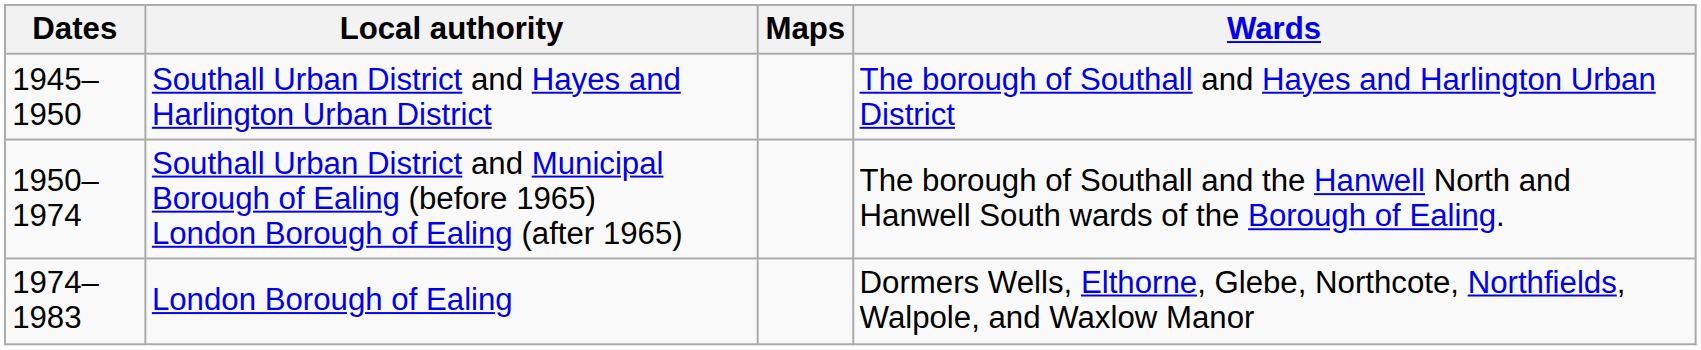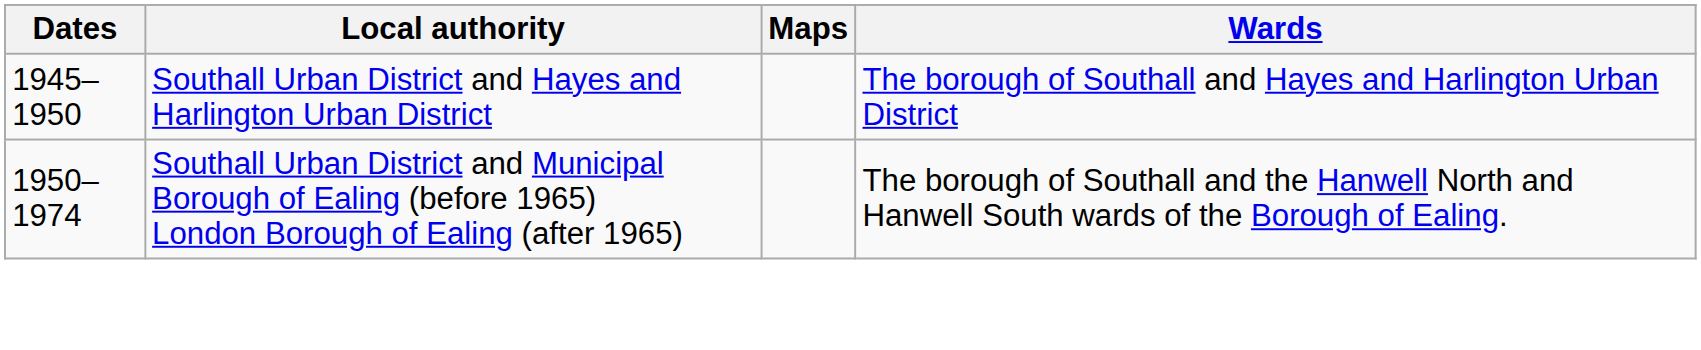- row: (332, 300)
